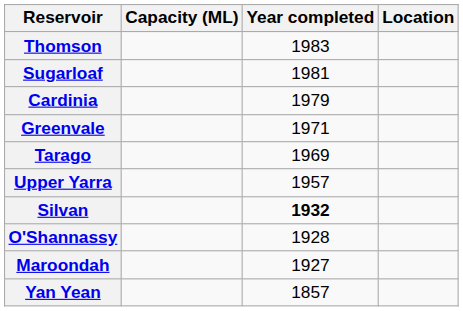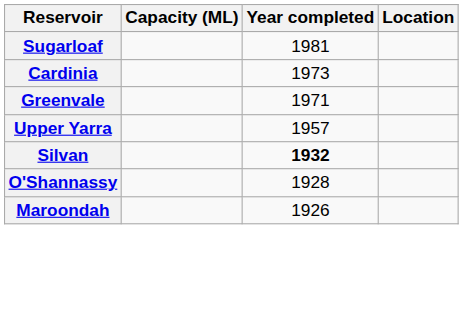- row: (63, 45)
(310, 100) 1979 -> (310, 73) 1973
- row: (63, 155)
(310, 264) 1927 -> (310, 210) 1926
- row: (63, 292)
